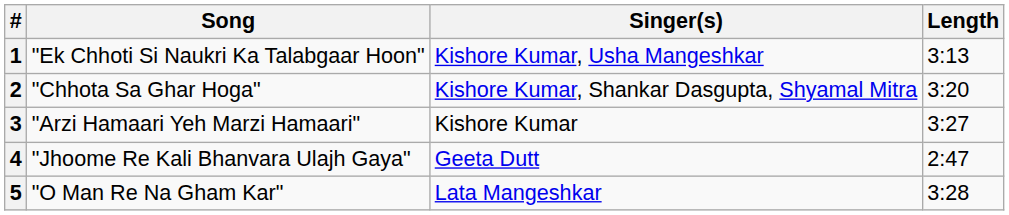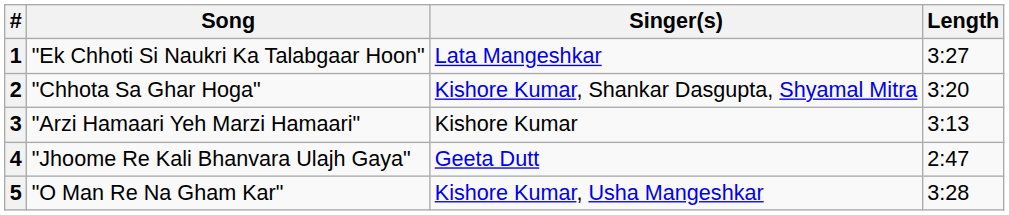(599, 55) Kishore Kumar, Usha Mangeshkar -> (518, 55) Lata Mangeshkar
(948, 55) 3:13 -> (948, 55) 3:27
(948, 124) 3:27 -> (948, 124) 3:13
(518, 192) Lata Mangeshkar -> (599, 192) Kishore Kumar, Usha Mangeshkar
